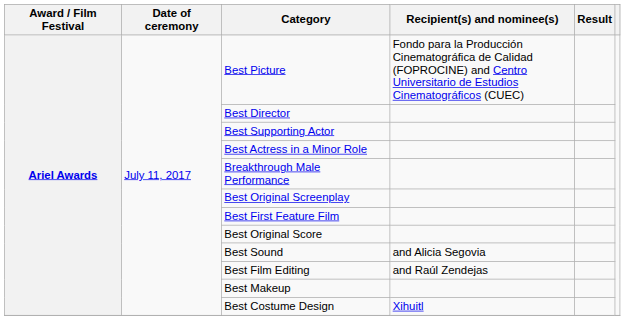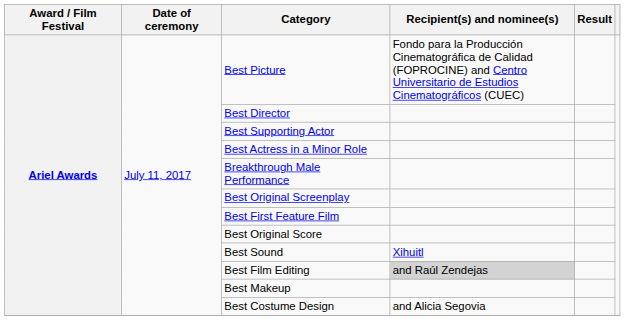(439, 252) and Alicia Segovia -> (408, 252) Xihuitl
(440, 270) no background -> (440, 270) lightgrey background
(408, 306) Xihuitl -> (439, 306) and Alicia Segovia
